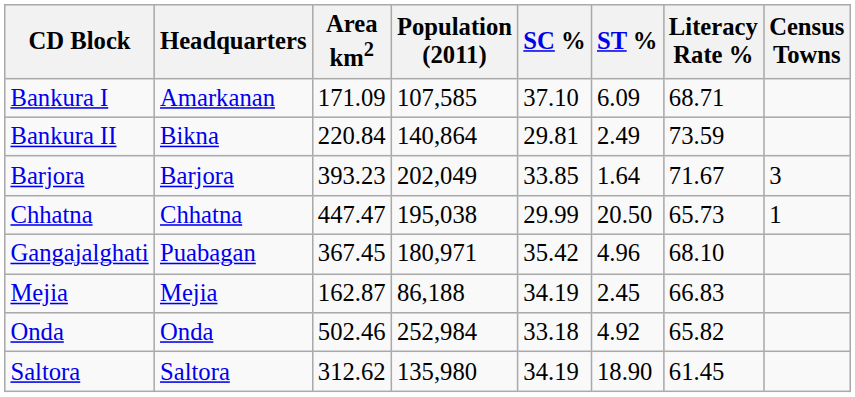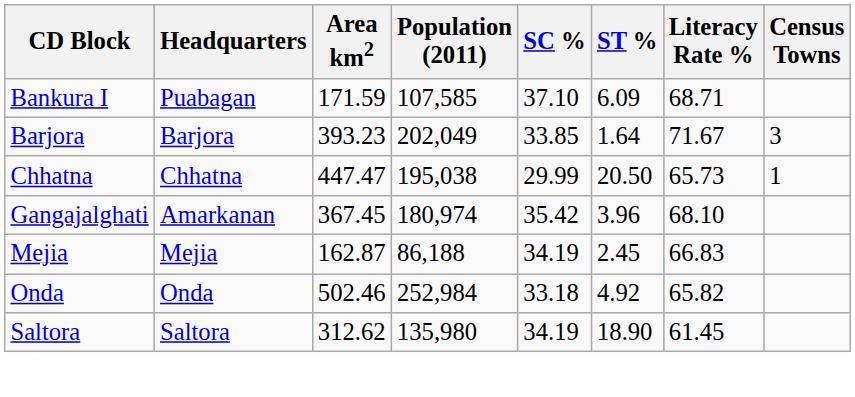(217, 97) Amarkanan -> (208, 97) Puabagan
(352, 97) 171.09 -> (352, 97) 171.59
- row: (63, 136)
(208, 253) Puabagan -> (217, 214) Amarkanan
(437, 253) 180,971 -> (437, 214) 180,974
(619, 253) 4.96 -> (619, 214) 3.96
